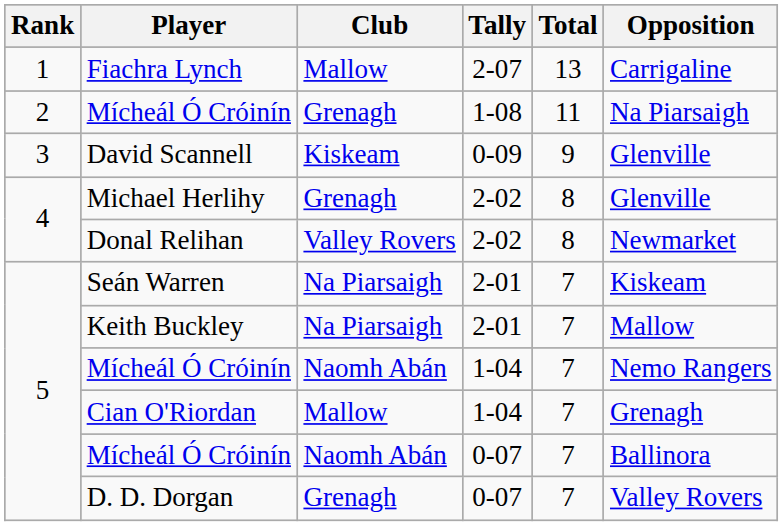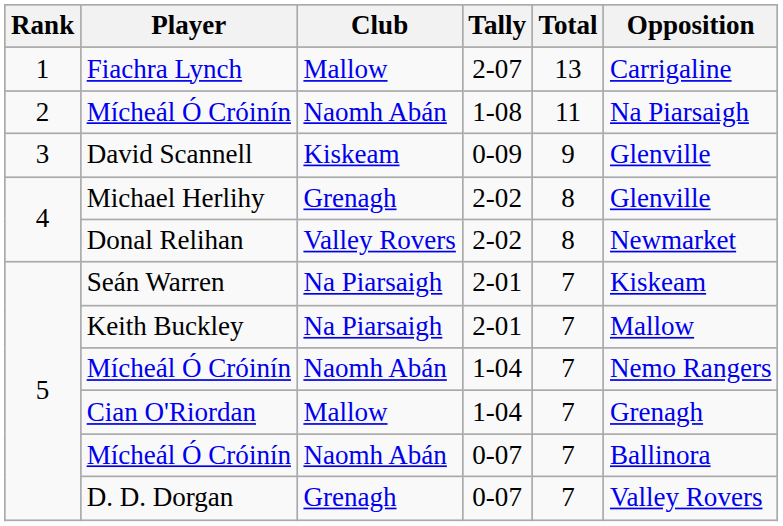(350, 111) Grenagh -> (375, 111) Naomh Abán
